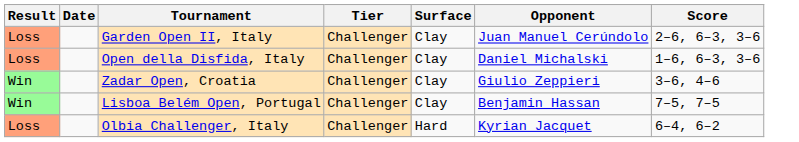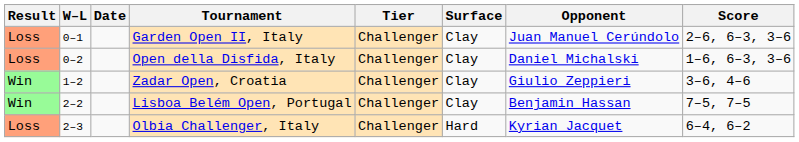+ column: (75, 16)
